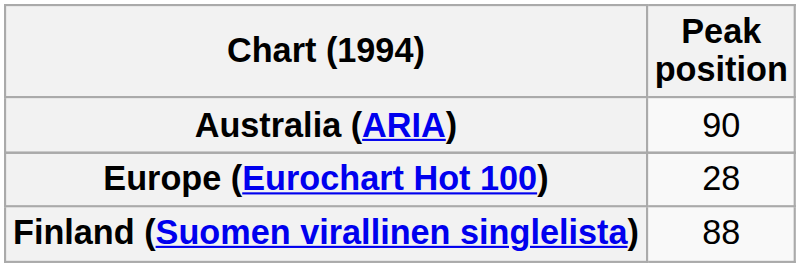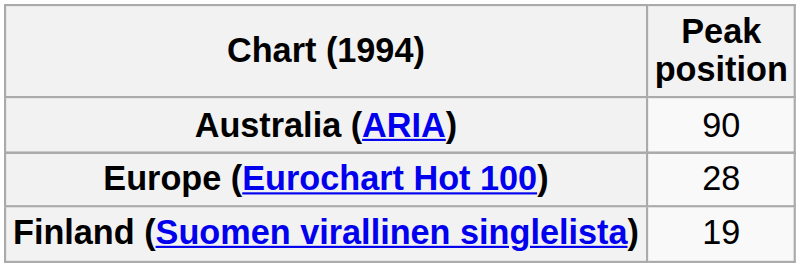(721, 233) 88 -> (721, 233) 19
